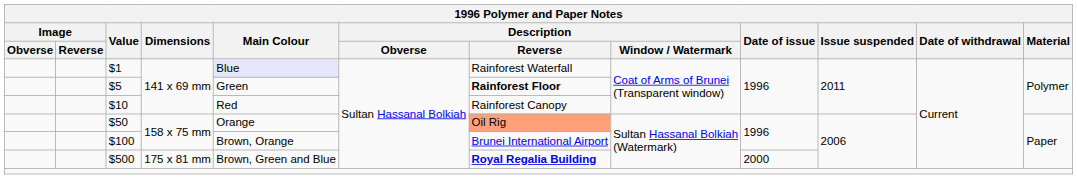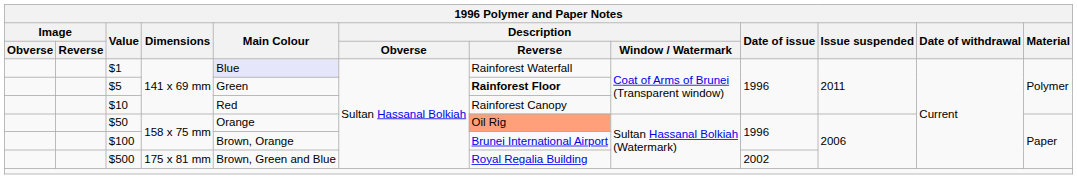(534, 159) bold -> (529, 159) normal
(756, 159) 2000 -> (756, 159) 2002
